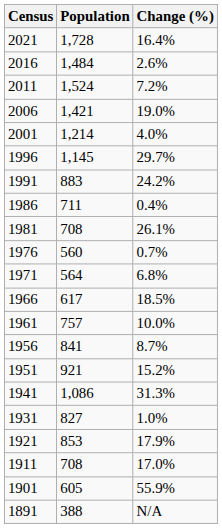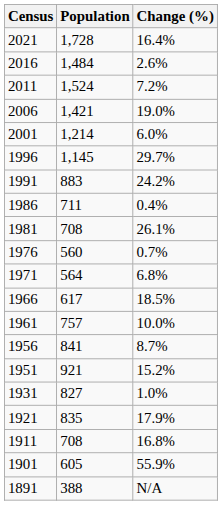(152, 134) 4.0% -> (152, 134) 6.0%
- row: (23, 393)
(71, 441) 853 -> (71, 417) 835
(156, 464) 17.0% -> (156, 441) 16.8%
